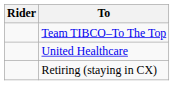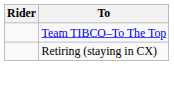- row: (85, 51)
